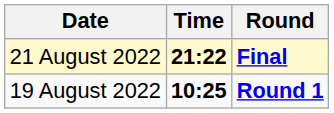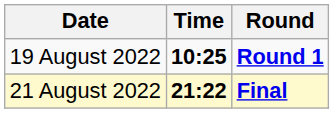rows swapped: (85, 90) <-> (85, 56)
